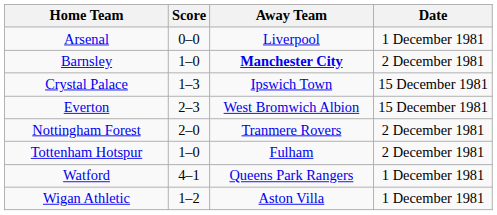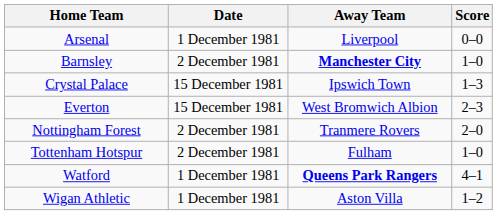columns swapped: (189, 15) <-> (433, 15)
(291, 175) normal -> (370, 175) bold
